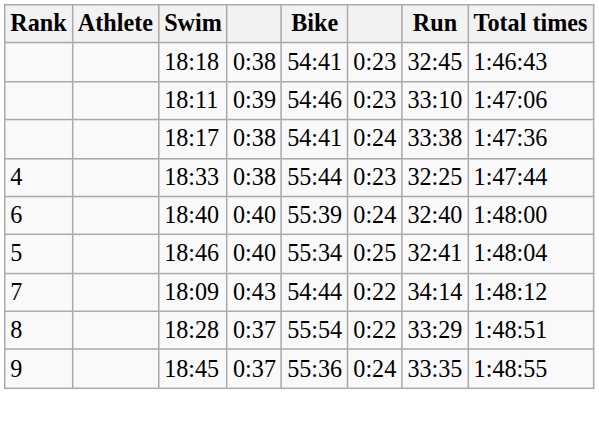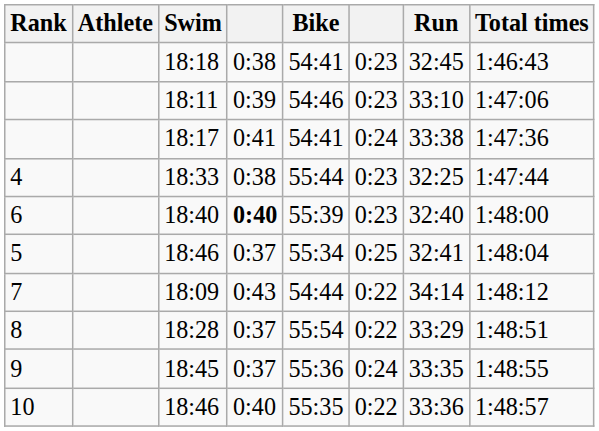(255, 138) 0:38 -> (255, 138) 0:41
(255, 215) normal -> (255, 215) bold
(375, 215) 0:24 -> (376, 215) 0:23
(255, 253) 0:40 -> (255, 253) 0:37
+ row: (22, 406)
